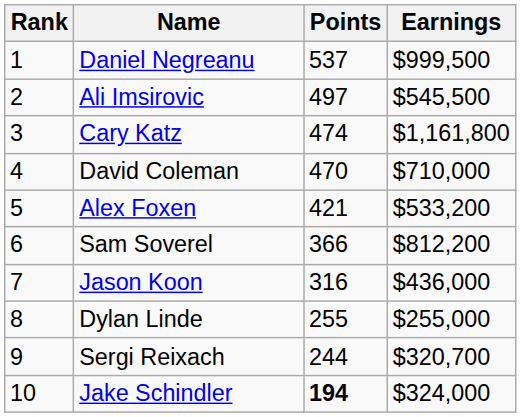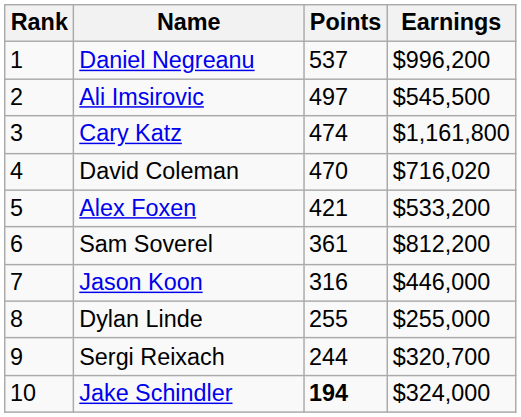(442, 60) $999,500 -> (442, 60) $996,200
(442, 171) $710,000 -> (442, 171) $716,020
(329, 245) 366 -> (329, 245) 361
(442, 282) $436,000 -> (442, 282) $446,000
